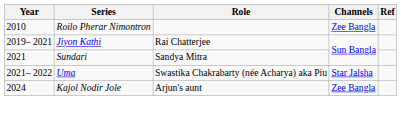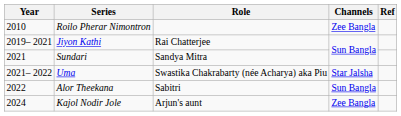+ row: (85, 88)
